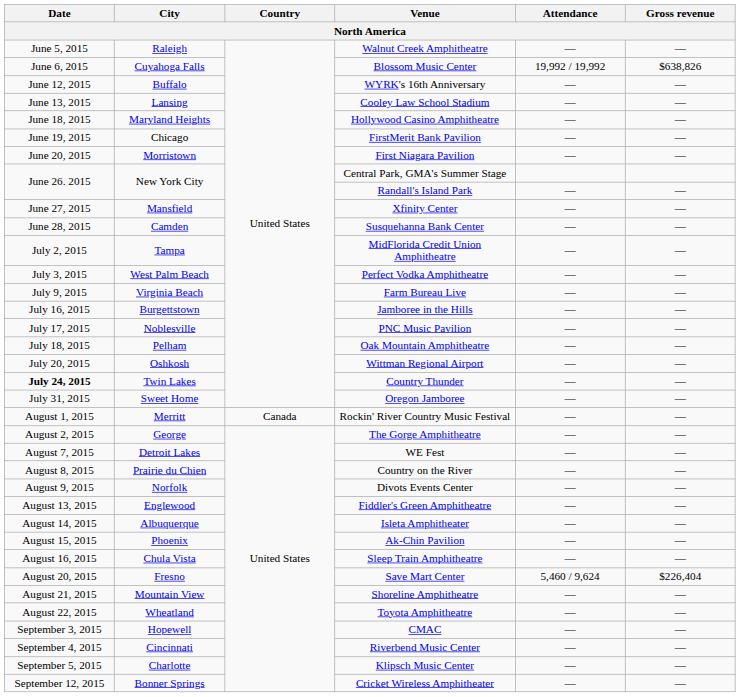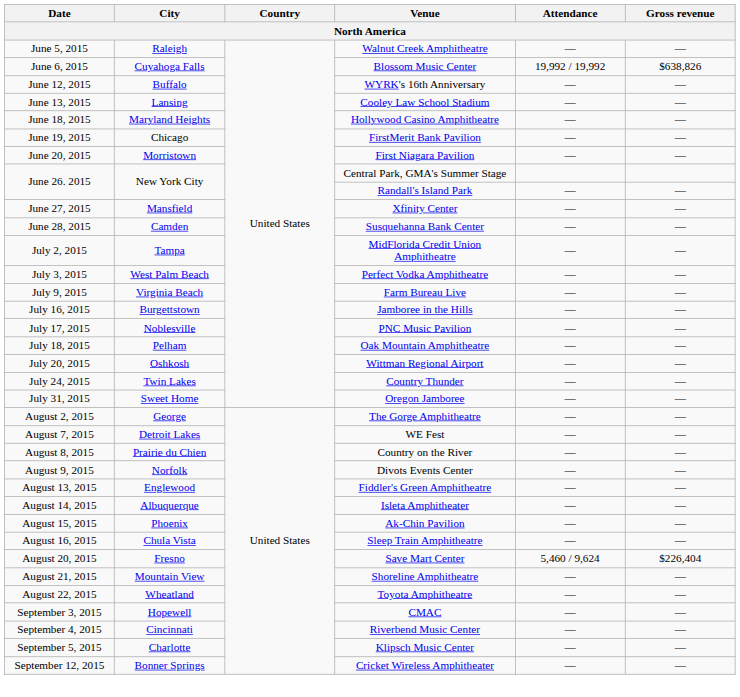(59, 381) bold -> (59, 381) normal
- row: (425, 416)
